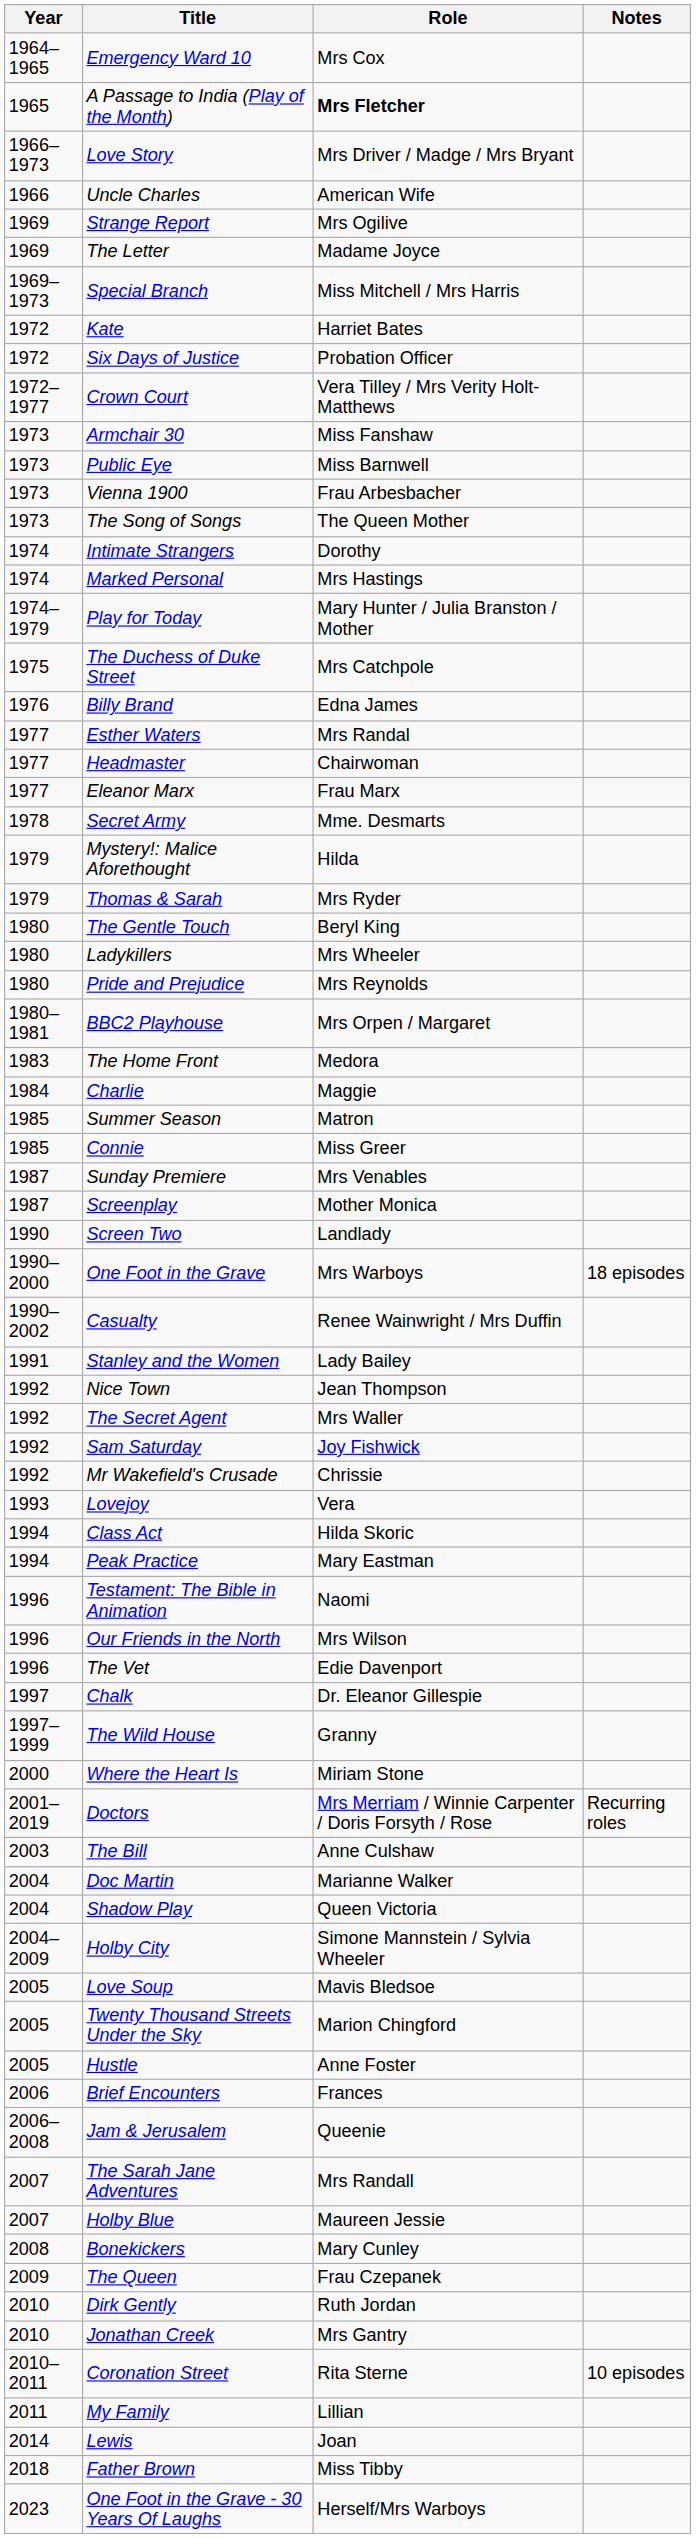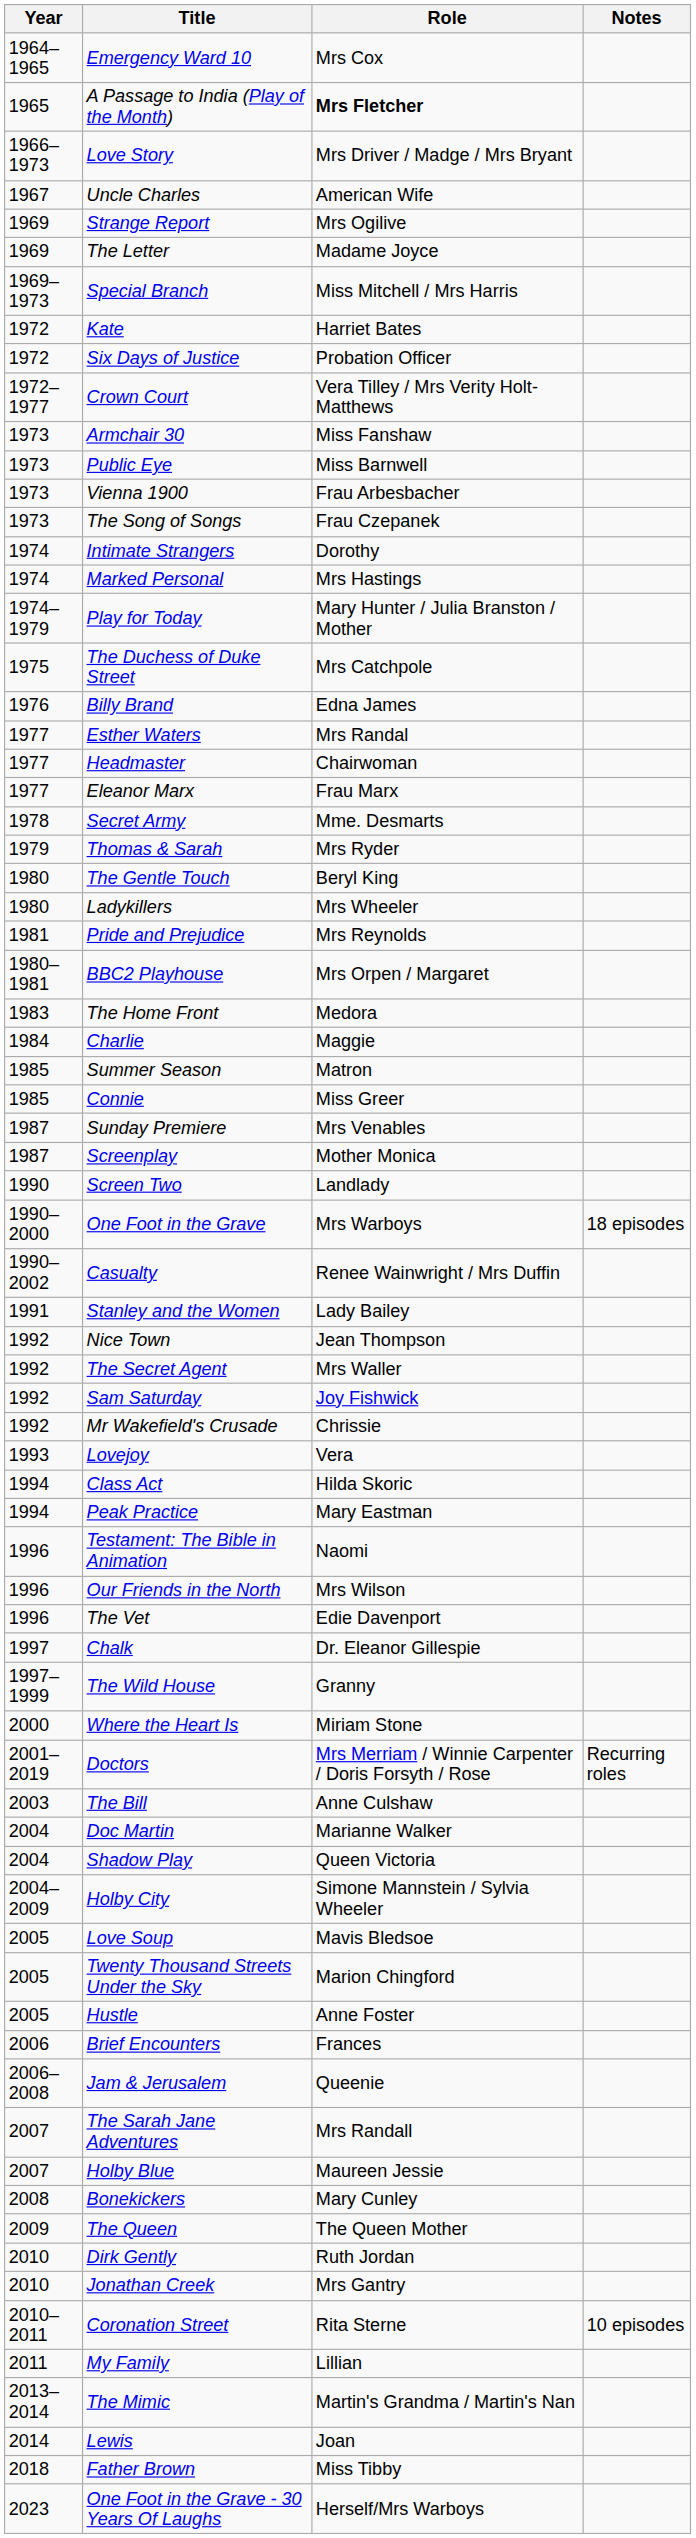(29, 194) 1966 -> (29, 194) 1967
(393, 521) The Queen Mother -> (378, 521) Frau Czepanek
- row: (152, 859)
(29, 984) 1980 -> (29, 935) 1981
(379, 2277) Frau Czepanek -> (392, 2228) The Queen Mother
+ row: (128, 2402)
